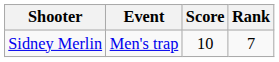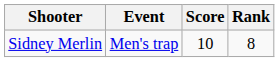(251, 43) 7 -> (251, 43) 8
